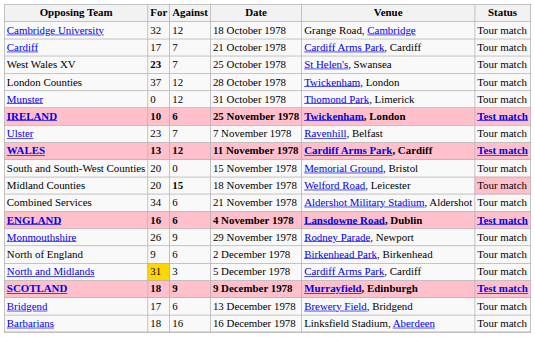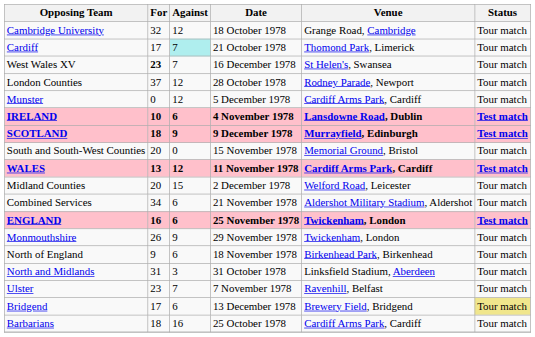(175, 47) no background -> (175, 47) paleturquoise background
(363, 47) Cardiff Arms Park, Cardiff -> (359, 47) Thomond Park, Limerick
(249, 64) 25 October 1978 -> (254, 64) 16 December 1978
(352, 82) Twickenham, London -> (359, 82) Rodney Parade, Newport
(249, 99) 31 October 1978 -> (252, 99) 5 December 1978
(359, 99) Thomond Park, Limerick -> (363, 99) Cardiff Arms Park, Cardiff
(256, 116) 25 November 1978 -> (253, 116) 4 November 1978
(355, 116) Twickenham, London -> (363, 116) Lansdowne Road, Dublin
rows swapped: (20, 133) <-> (37, 289)
rows swapped: (26, 151) <-> (76, 168)
(178, 185) bold -> (178, 185) normal
(255, 185) 18 November 1978 -> (252, 185) 2 December 1978
(502, 185) pink background -> (502, 185) no background
(253, 220) 4 November 1978 -> (256, 220) 25 November 1978
(363, 220) Lansdowne Road, Dublin -> (355, 220) Twickenham, London
(359, 237) Rodney Parade, Newport -> (352, 237) Twickenham, London
(252, 254) 2 December 1978 -> (255, 254) 18 November 1978
(156, 271) gold background -> (156, 271) no background
(252, 271) 5 December 1978 -> (249, 271) 31 October 1978
(363, 271) Cardiff Arms Park, Cardiff -> (370, 271) Linksfield Stadium, Aberdeen
(502, 306) no background -> (502, 306) khaki background
(254, 323) 16 December 1978 -> (249, 323) 25 October 1978
(370, 323) Linksfield Stadium, Aberdeen -> (363, 323) Cardiff Arms Park, Cardiff
